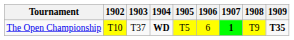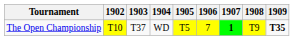(161, 27) bold -> (161, 27) normal
(208, 27) 6 -> (208, 27) 7
